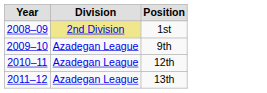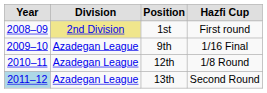+ column: (225, 12)
(27, 79) no background -> (27, 79) lightblue background
